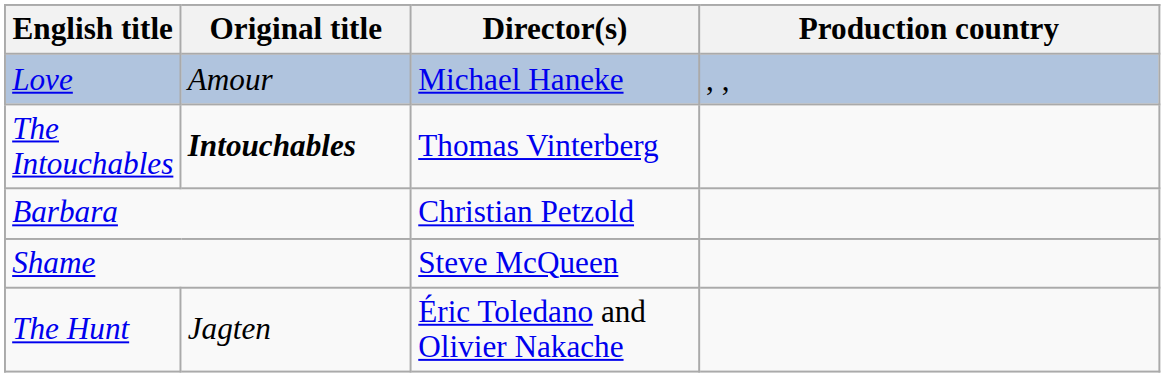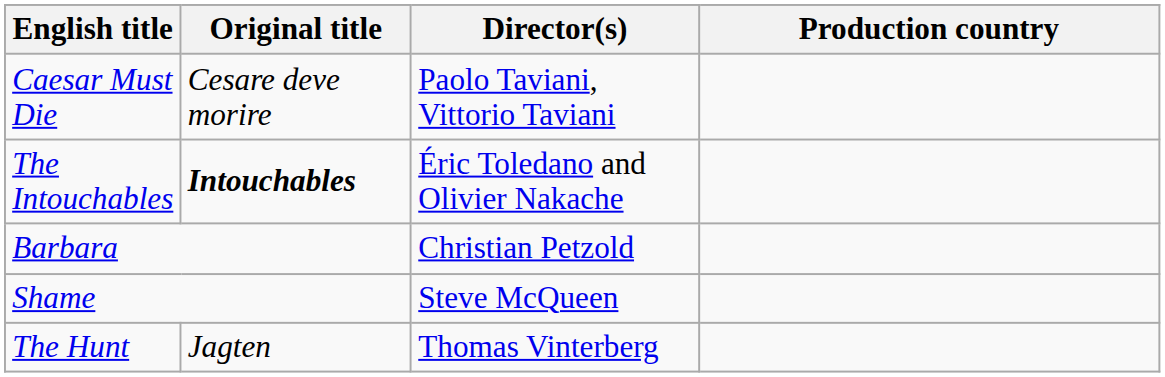- row: (42, 78)
+ row: (92, 96)
(538, 145) Thomas Vinterberg -> (532, 180) Éric Toledano and Olivier Nakache
(532, 329) Éric Toledano and Olivier Nakache -> (538, 346) Thomas Vinterberg
